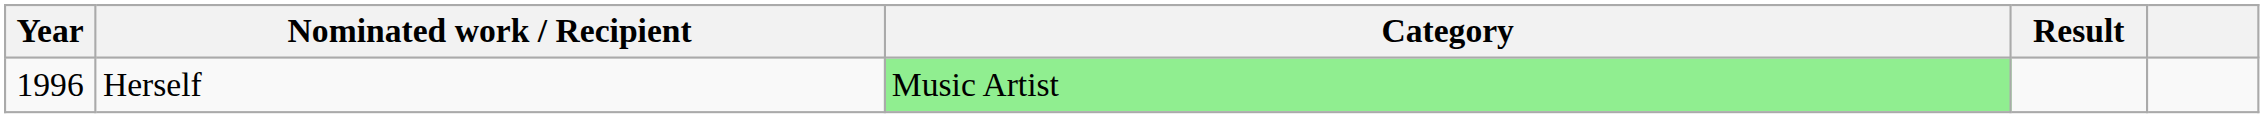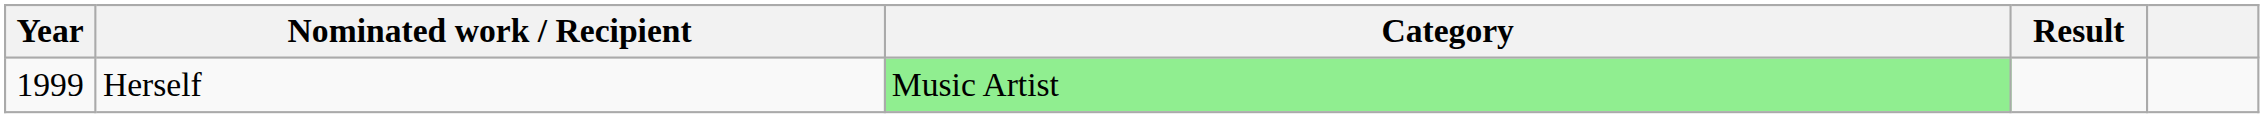(50, 84) 1996 -> (50, 84) 1999
